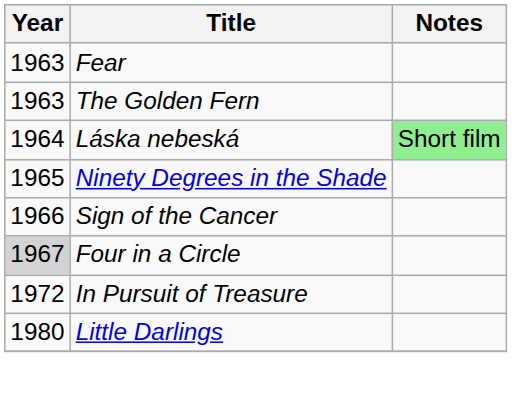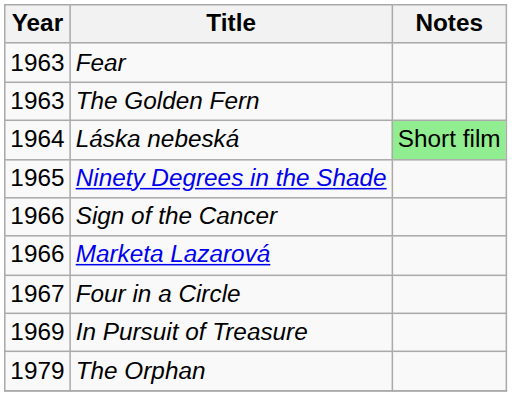+ row: (173, 255)
(37, 255) lightgrey background -> (37, 293) no background
(37, 293) 1972 -> (37, 332) 1969
+ row: (141, 370)
- row: (149, 332)
